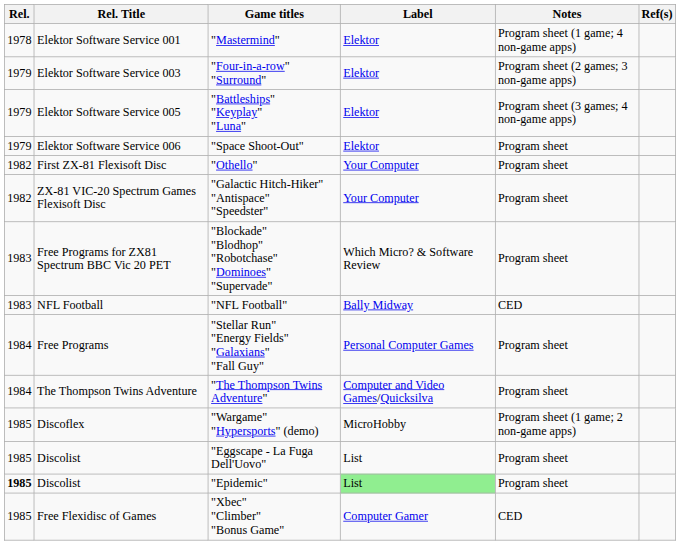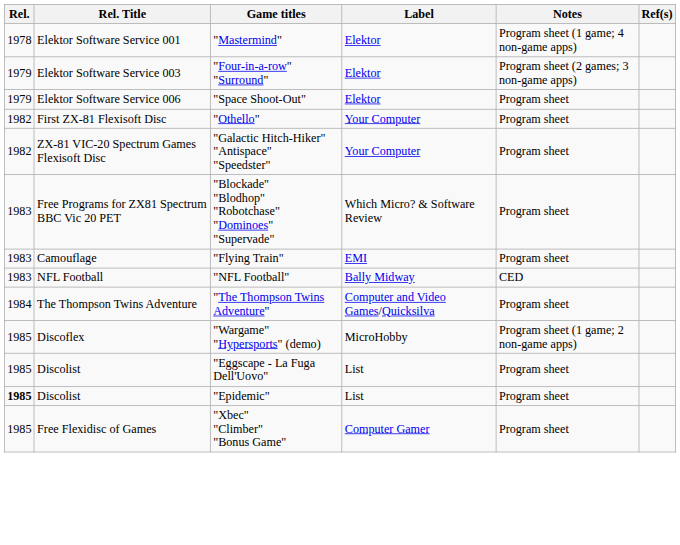- row: (243, 113)
+ row: (248, 258)
- row: (250, 345)
(353, 483) lightgreen background -> (354, 396) no background
(510, 516) CED -> (534, 429) Program sheet
